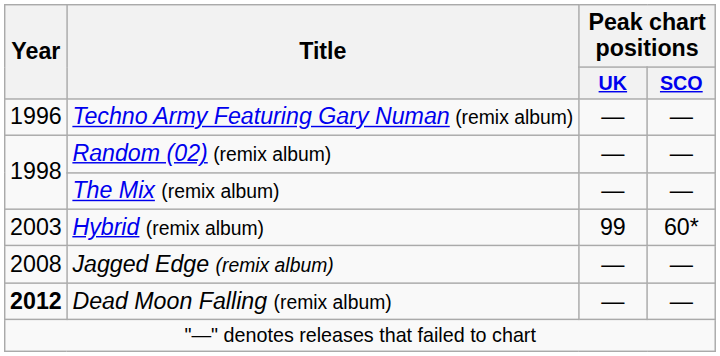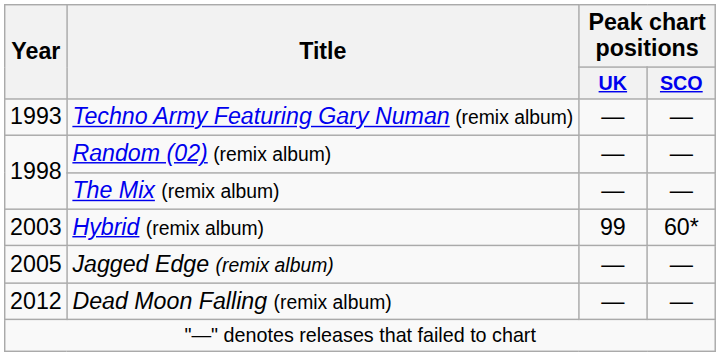(36, 116) 1996 -> (36, 116) 1993
(36, 264) 2008 -> (36, 264) 2005
(36, 300) bold -> (36, 300) normal
